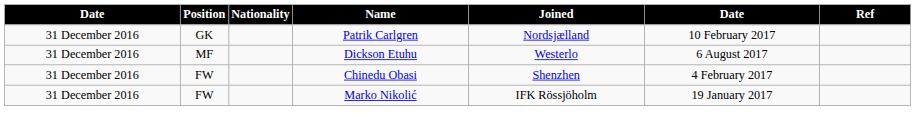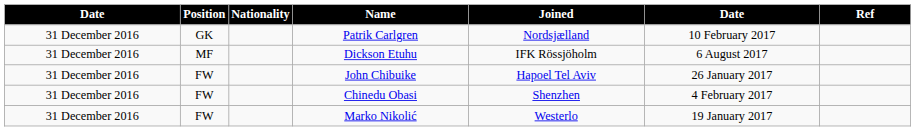(556, 55) Westerlo -> (556, 55) IFK Rössjöholm
+ row: (380, 75)
(556, 95) IFK Rössjöholm -> (556, 115) Westerlo
